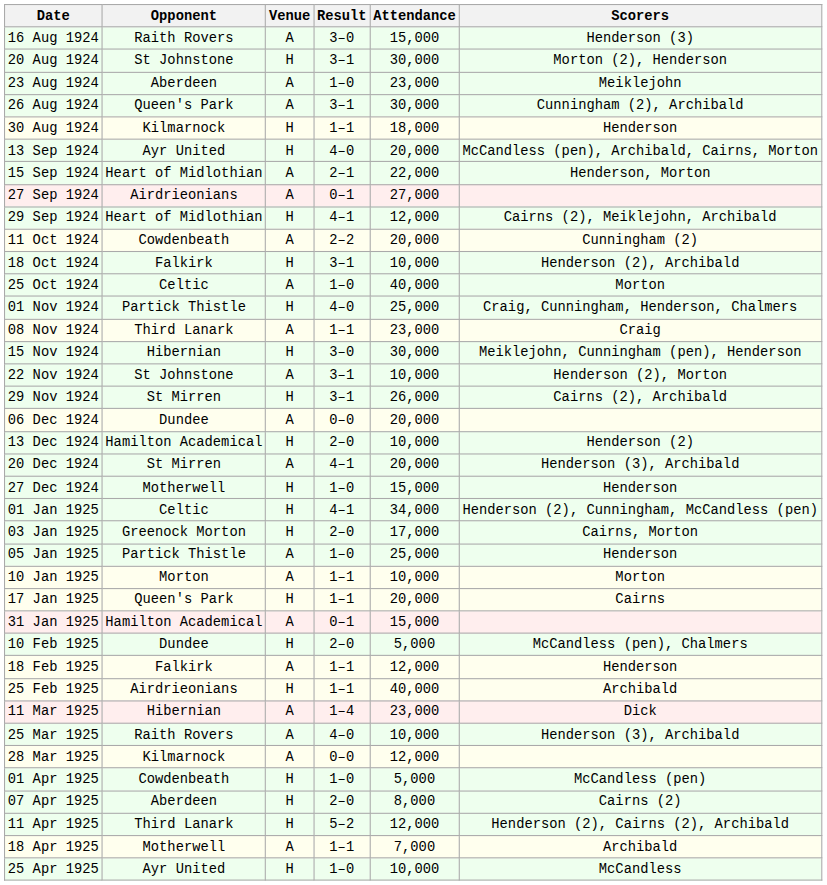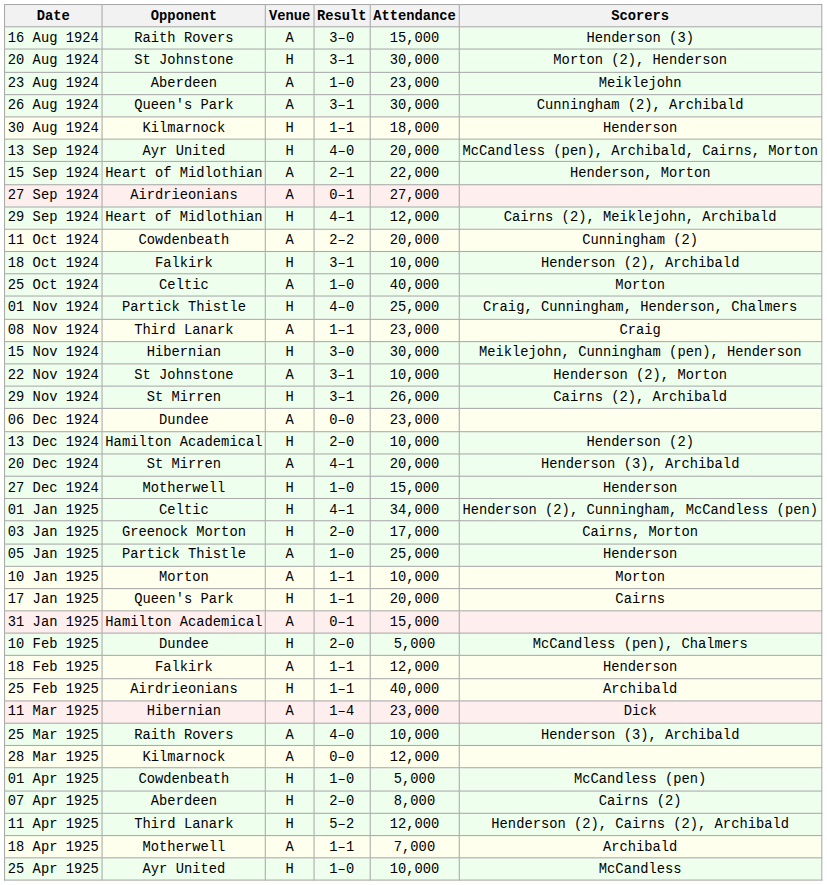(414, 420) 20,000 -> (414, 420) 23,000
